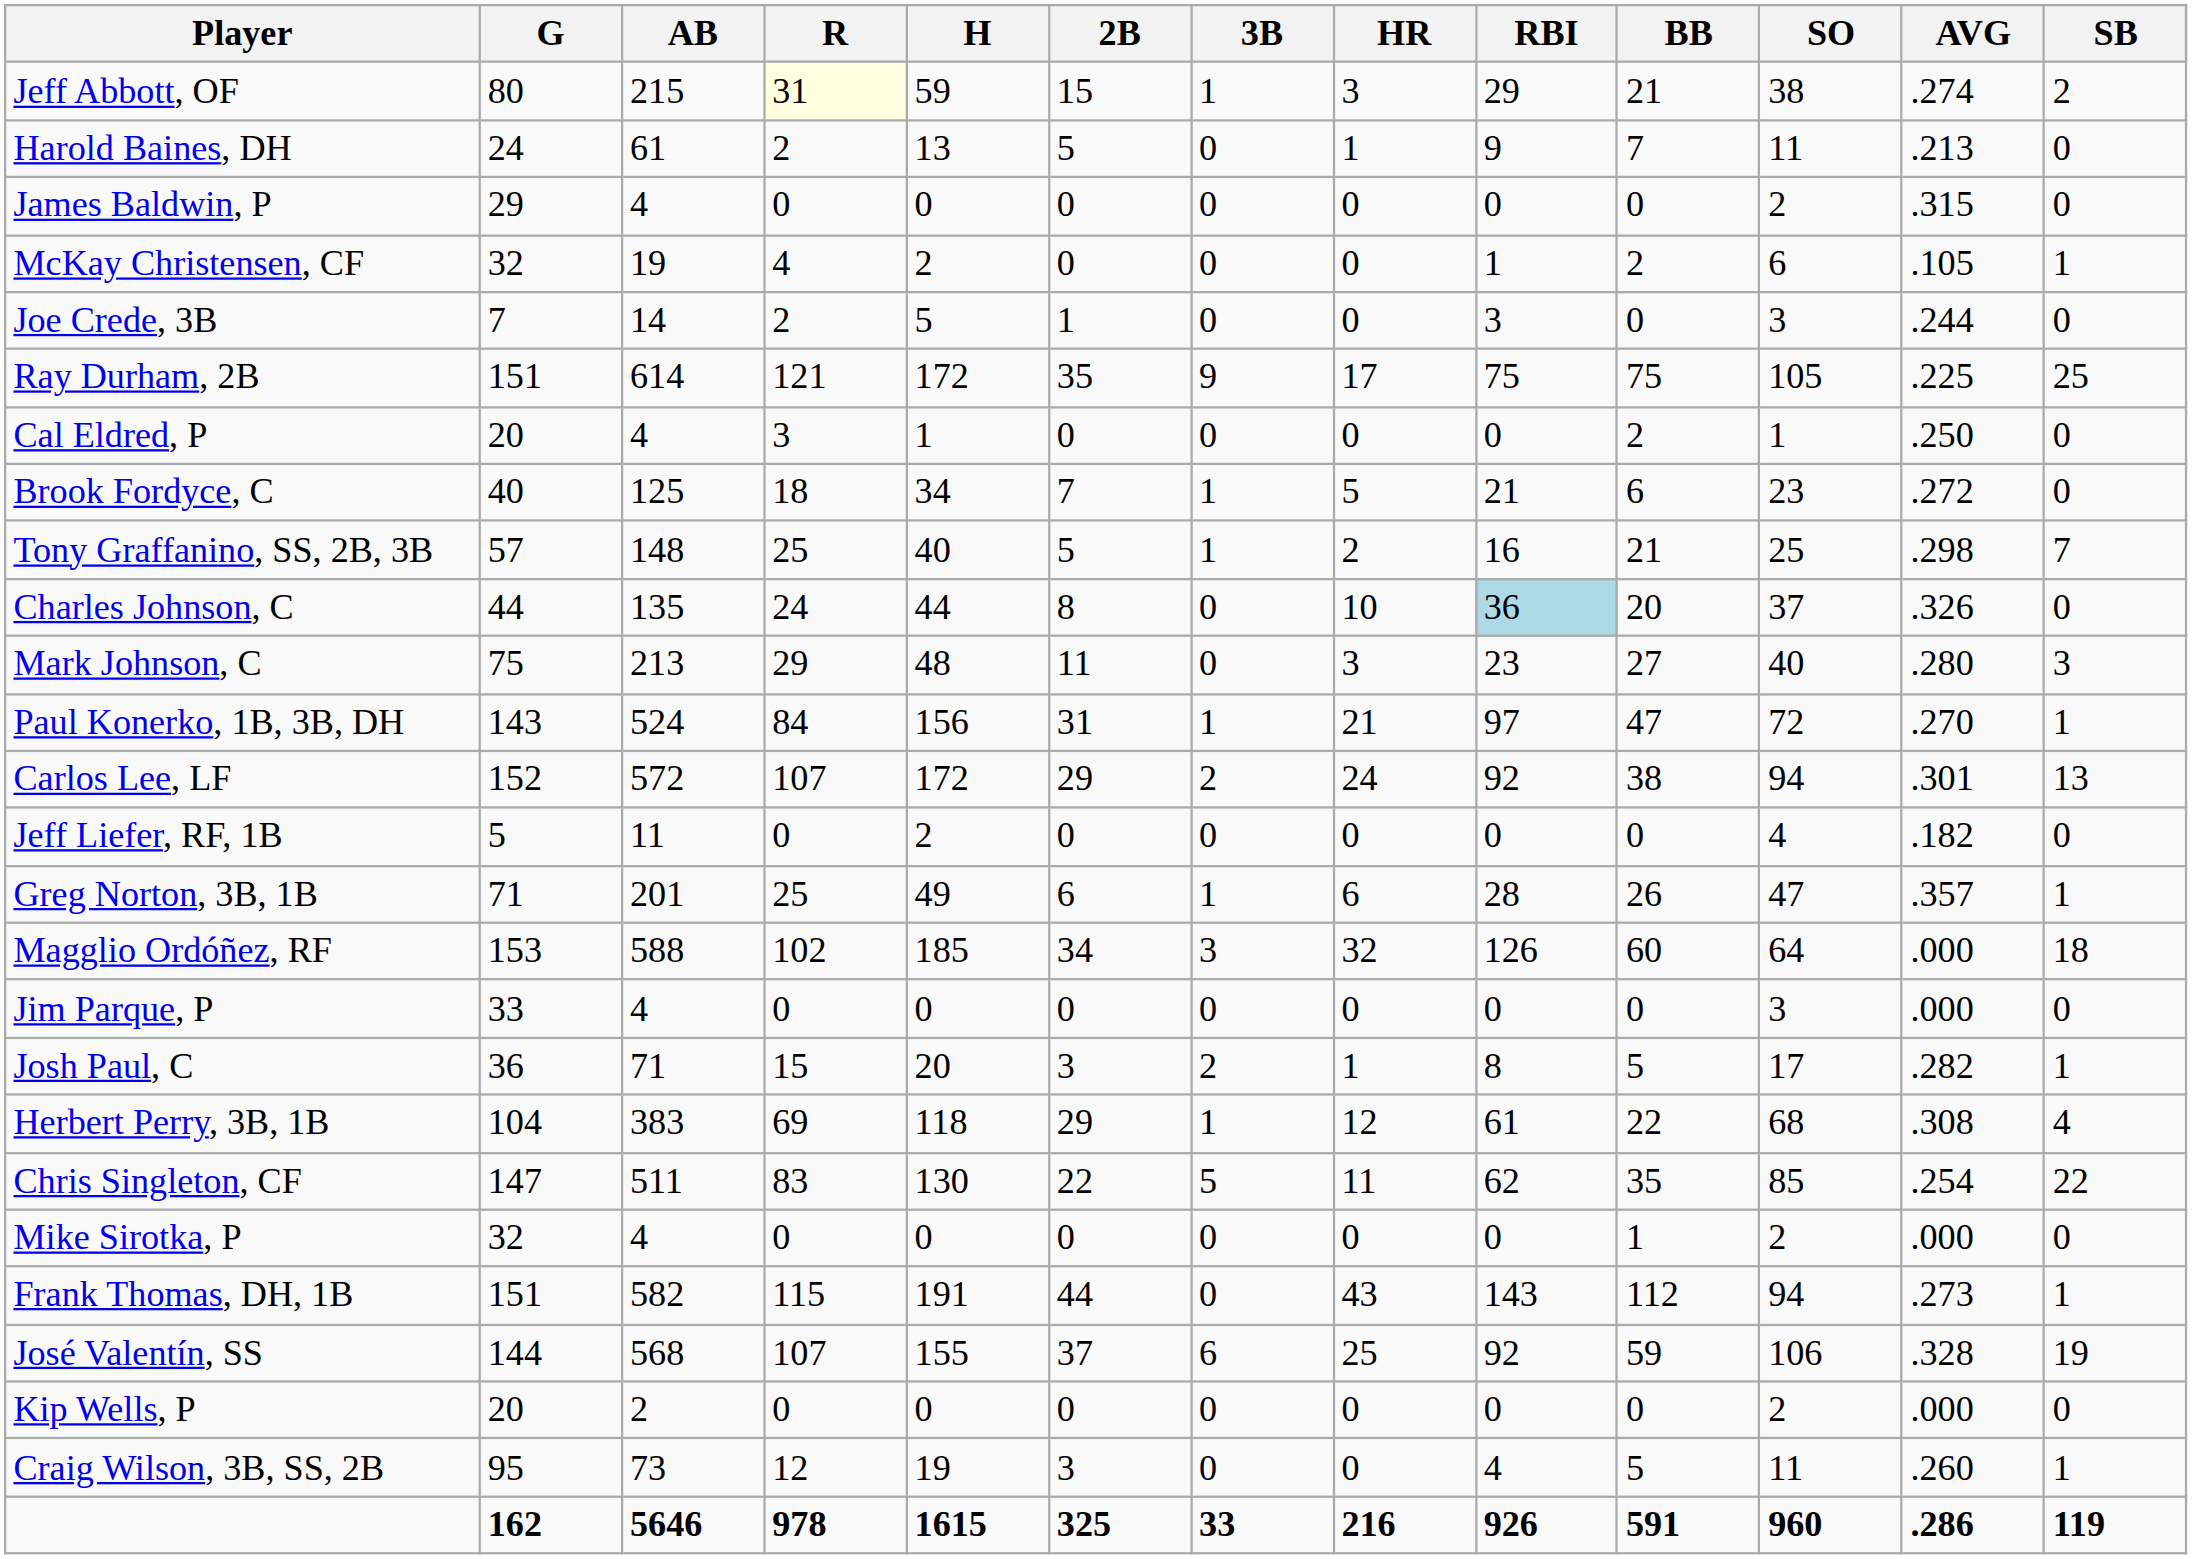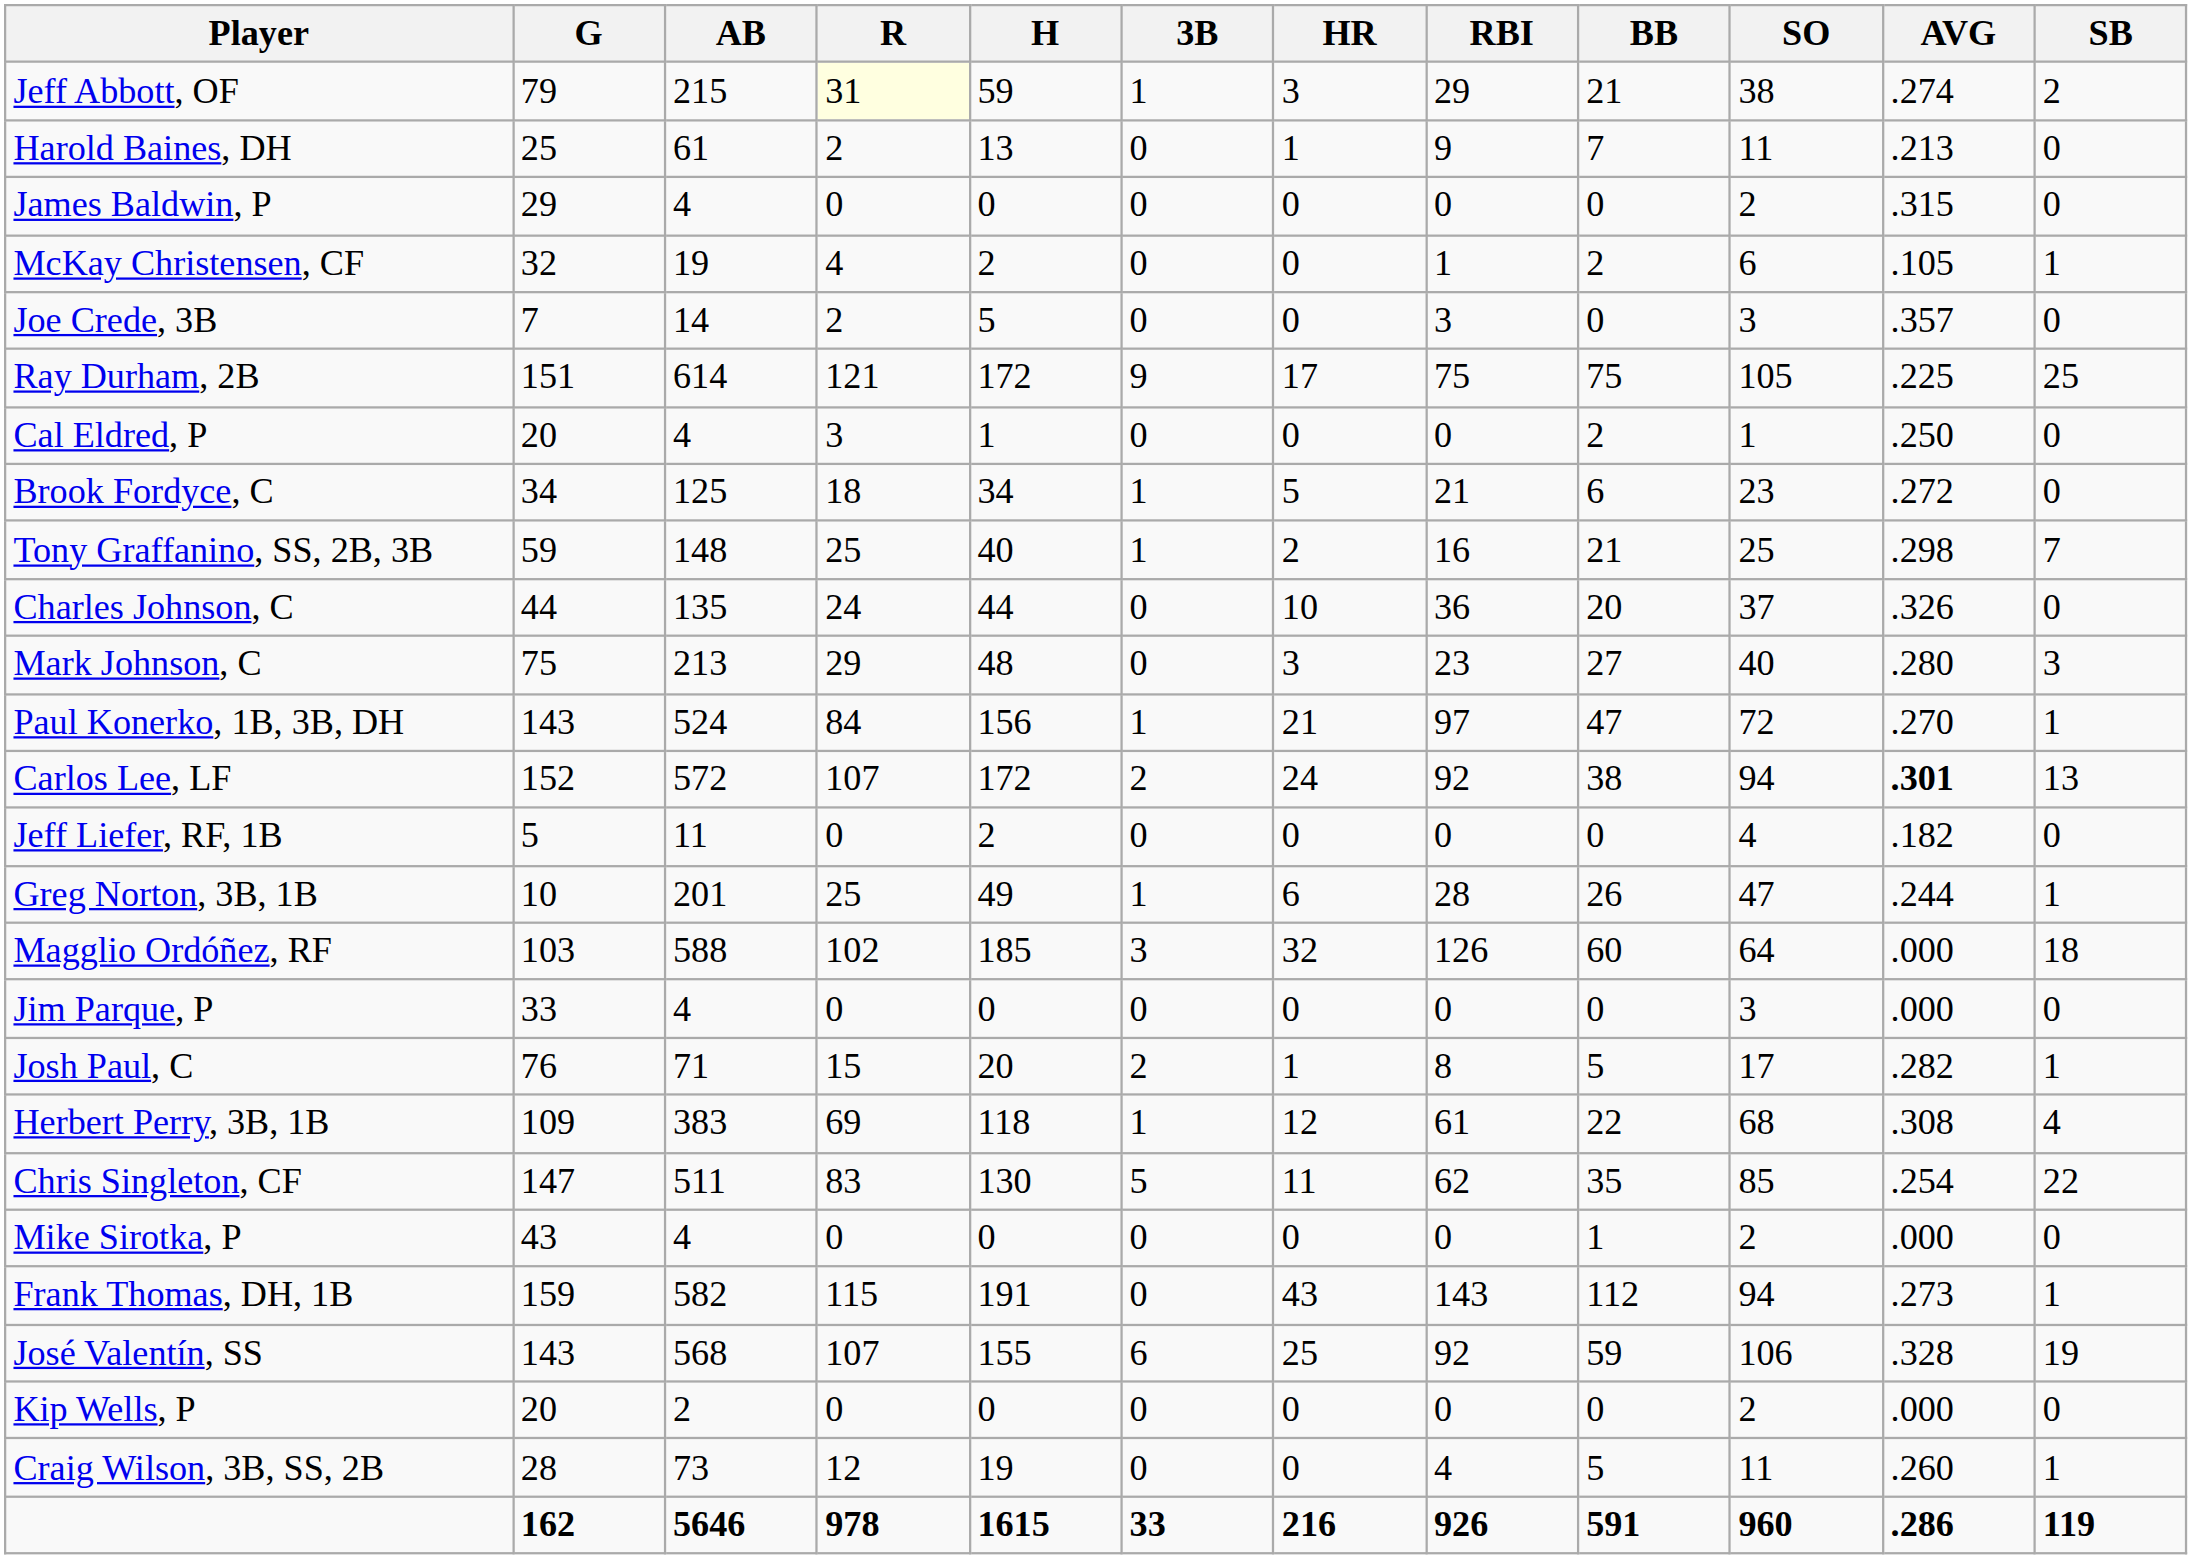- column: (1120, 33)
(506, 90) 80 -> (539, 90) 79
(506, 147) 24 -> (539, 147) 25
(1942, 319) .244 -> (1922, 319) .357
(506, 491) 40 -> (539, 491) 34
(506, 549) 57 -> (539, 549) 59
(1502, 606) lightblue background -> (1452, 606) no background
(1942, 778) normal -> (1922, 778) bold
(506, 893) 71 -> (539, 893) 10
(1942, 893) .357 -> (1922, 893) .244
(515, 950) 153 -> (548, 950) 103
(506, 1065) 36 -> (539, 1065) 76
(515, 1122) 104 -> (548, 1122) 109
(506, 1237) 32 -> (539, 1237) 43
(515, 1294) 151 -> (548, 1294) 159
(515, 1352) 144 -> (548, 1352) 143
(506, 1466) 95 -> (539, 1466) 28
